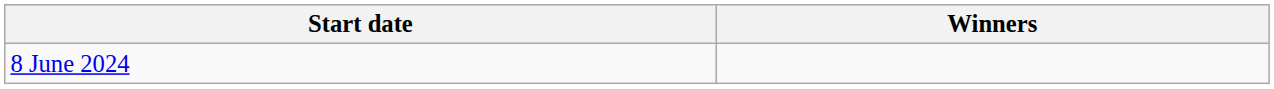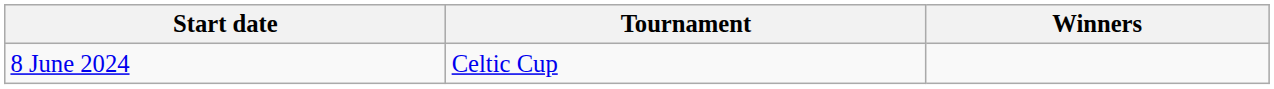+ column: (686, 24)
